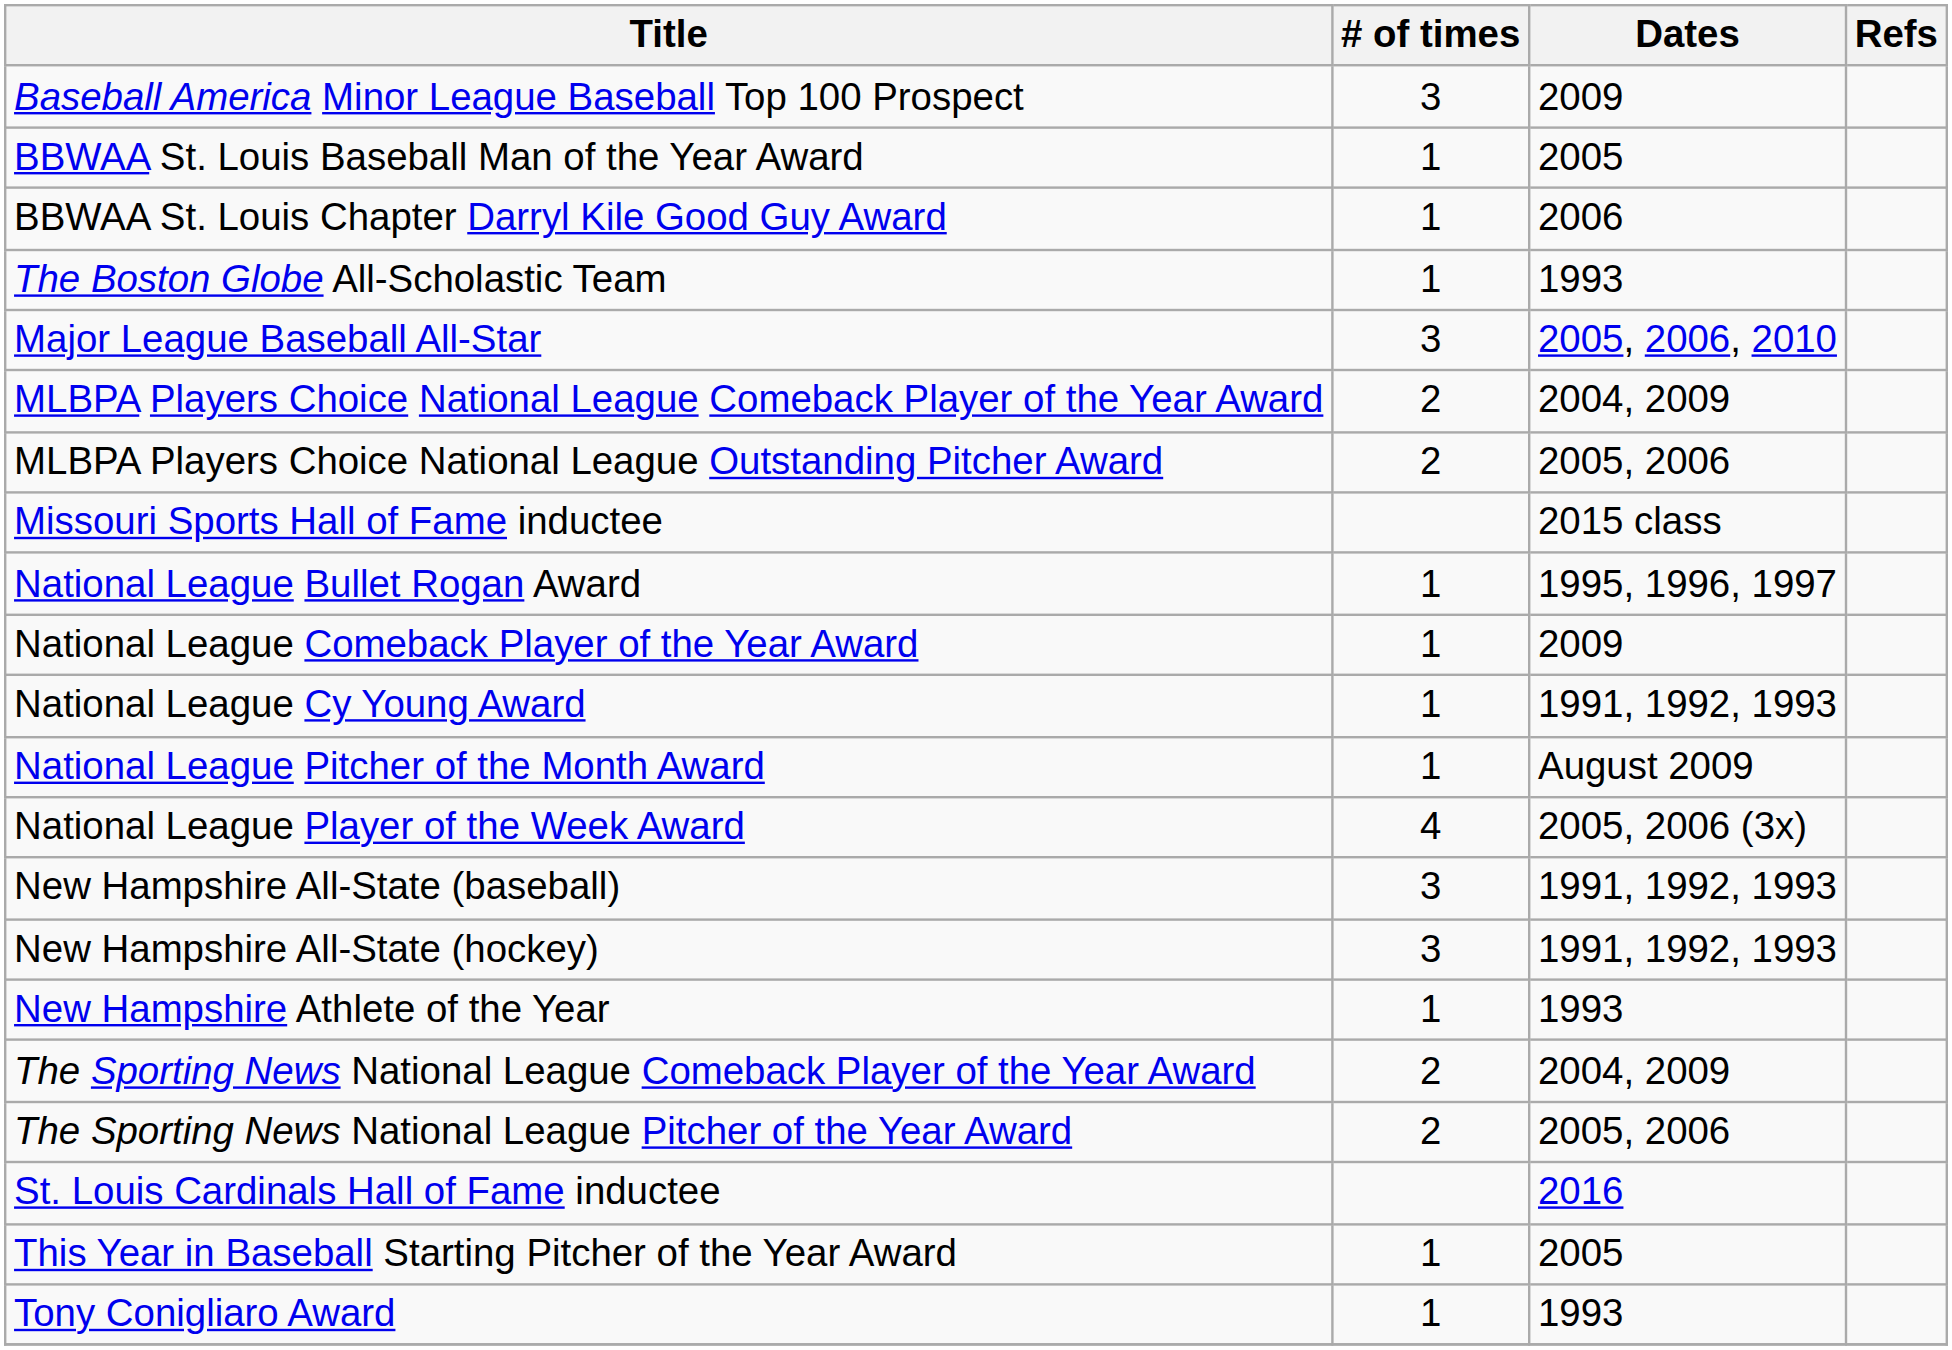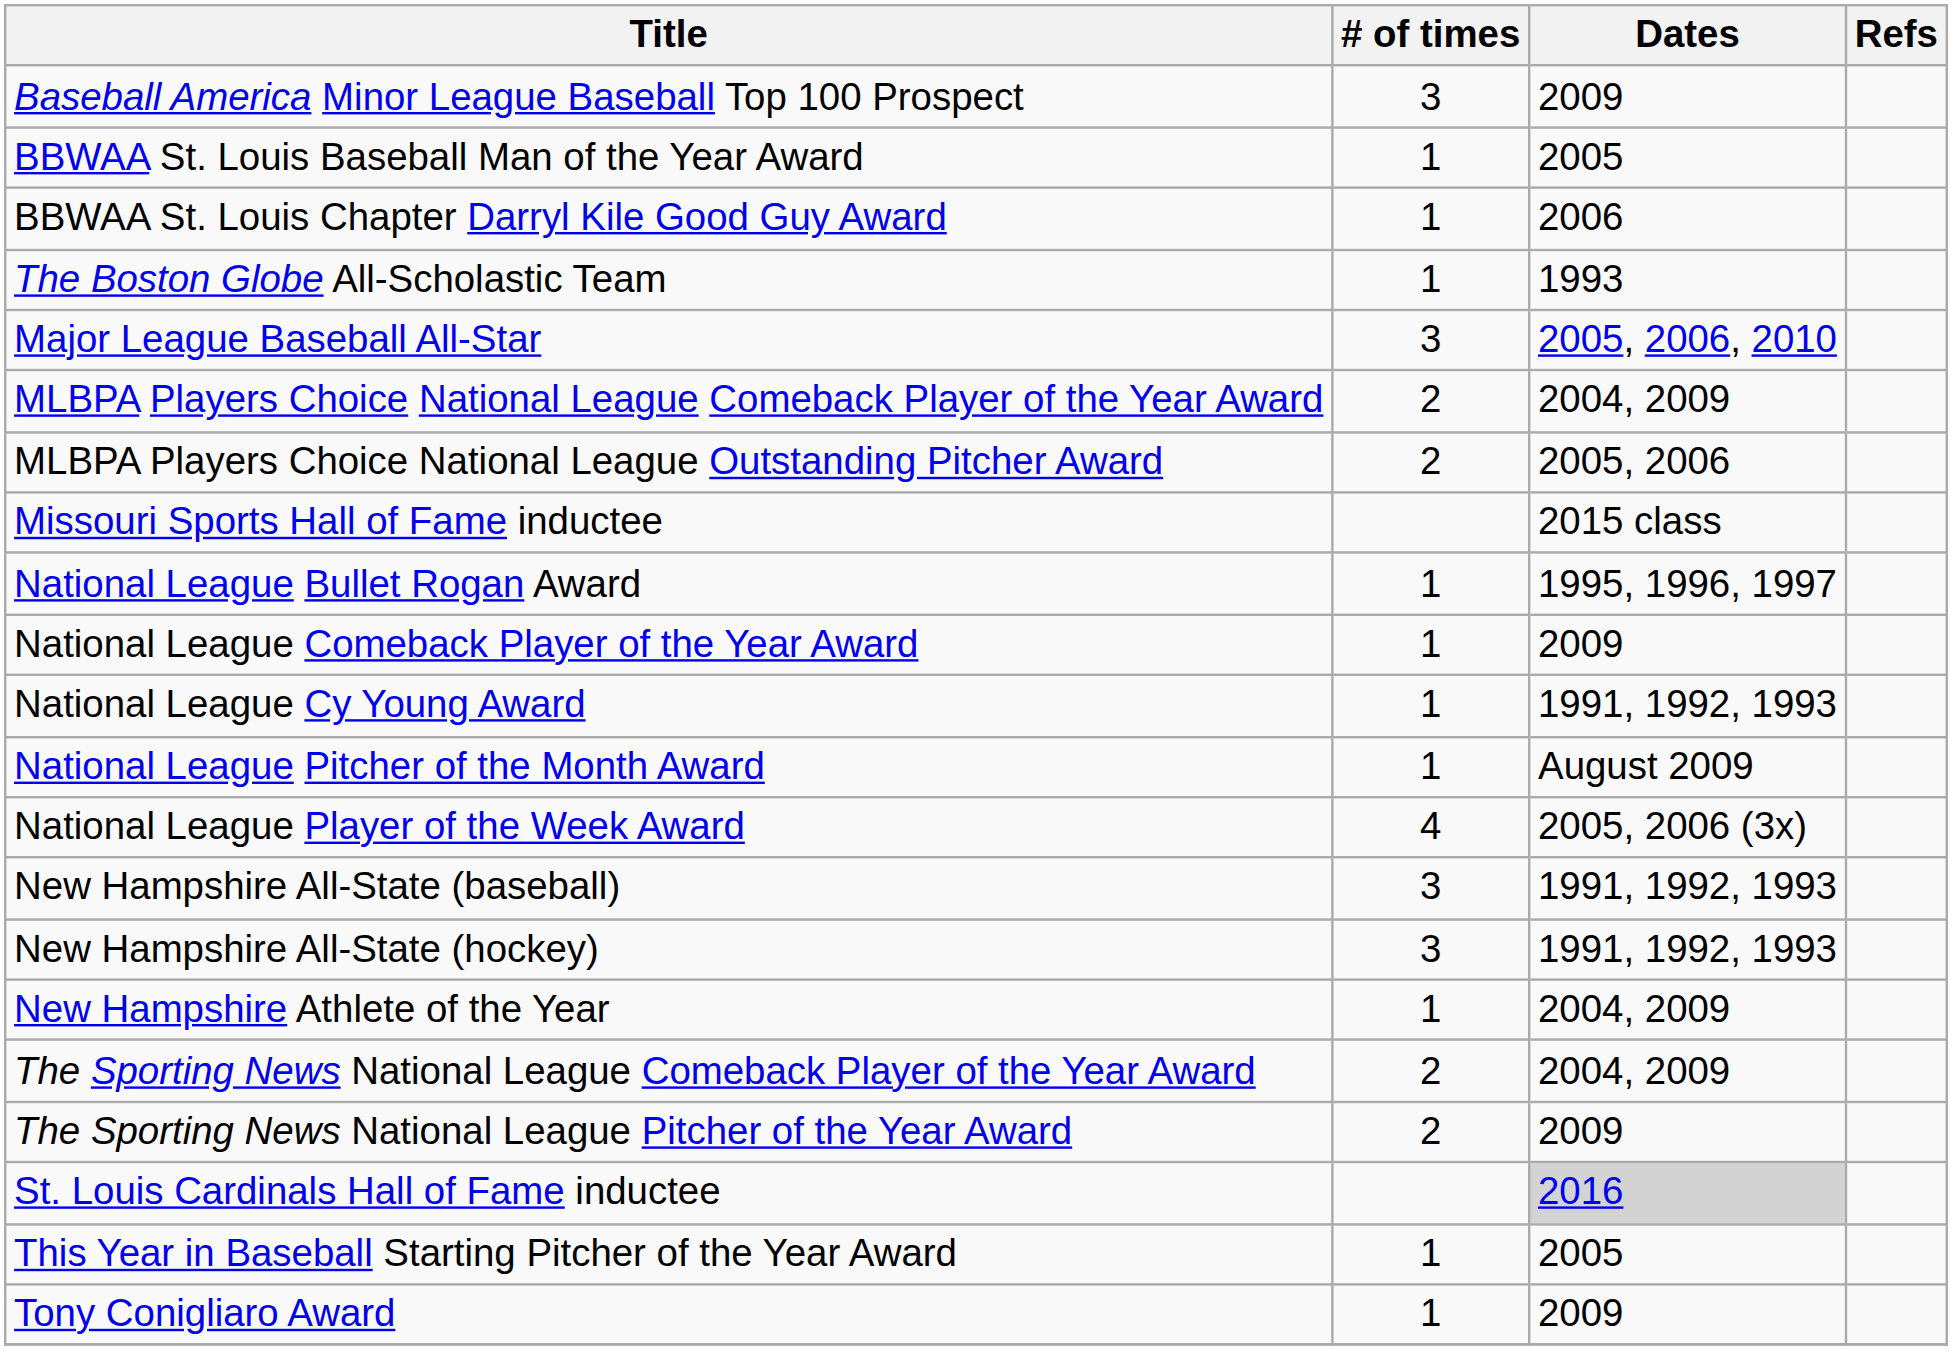(1581, 1009) 1993 -> (1634, 1009) 2004, 2009
(1634, 1131) 2005, 2006 -> (1581, 1131) 2009
(1581, 1192) no background -> (1581, 1192) lightgrey background
(1581, 1313) 1993 -> (1581, 1313) 2009
